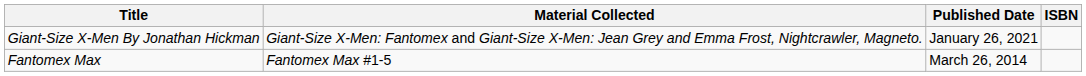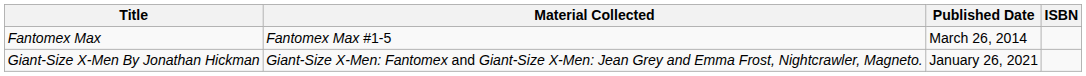rows swapped: (54, 60) <-> (134, 37)
